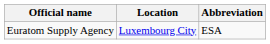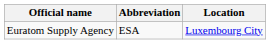columns swapped: (232, 13) <-> (158, 13)
